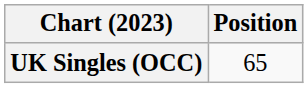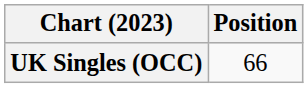(255, 62) 65 -> (255, 62) 66
